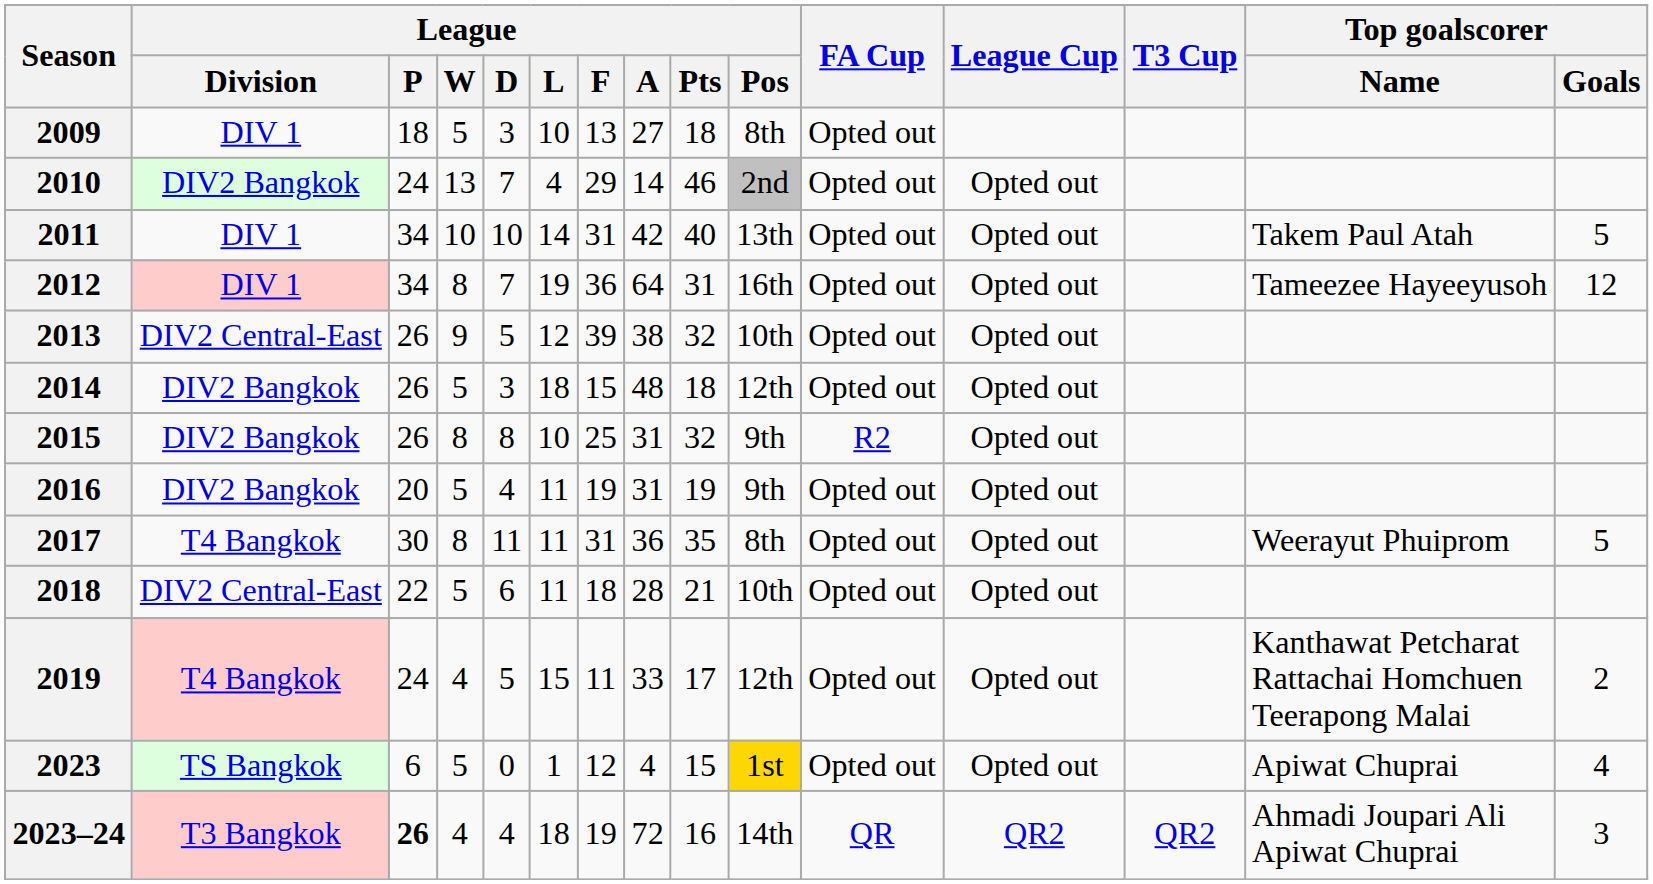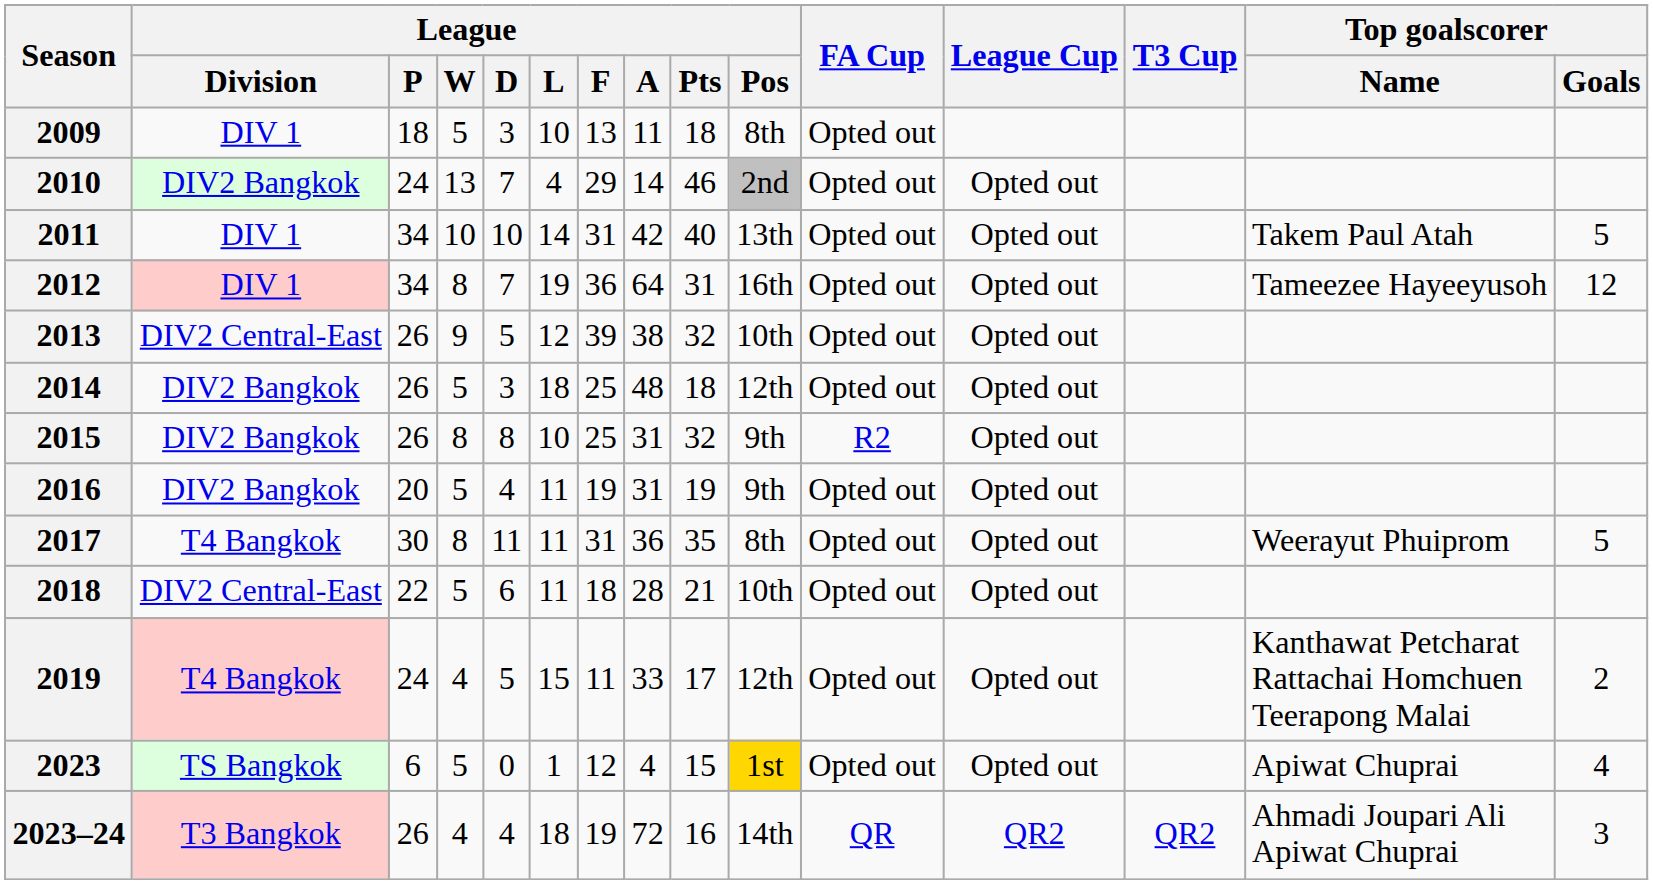(648, 132) 27 -> (648, 132) 11
(601, 387) 15 -> (601, 387) 25
(413, 834) bold -> (413, 834) normal
